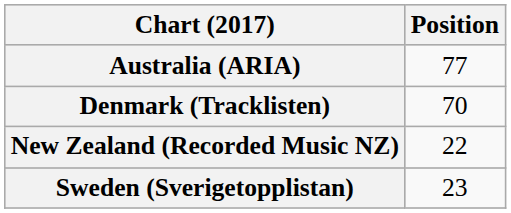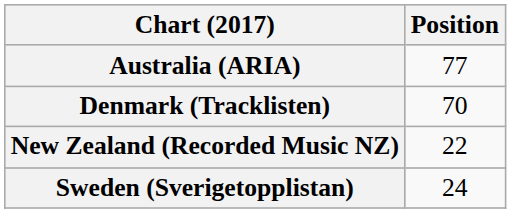(455, 187) 23 -> (455, 187) 24
